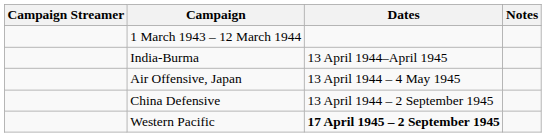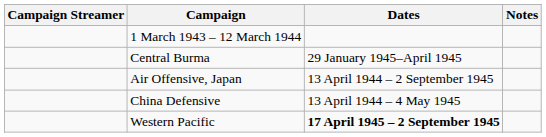- row: (165, 57)
+ row: (170, 57)
(384, 79) 13 April 1944 – 4 May 1945 -> (400, 79) 13 April 1944 – 2 September 1945
(400, 100) 13 April 1944 – 2 September 1945 -> (384, 100) 13 April 1944 – 4 May 1945
